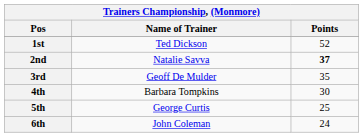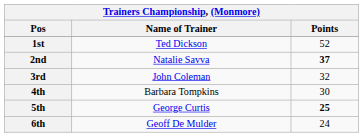(181, 76) Geoff De Mulder -> (181, 76) John Coleman
(325, 76) 35 -> (325, 76) 32
(325, 108) normal -> (325, 108) bold
(181, 124) John Coleman -> (181, 124) Geoff De Mulder
